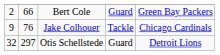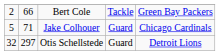(121, 12) Guard -> (121, 12) Tackle
(11, 27) 9 -> (11, 27) 5
(28, 27) 76 -> (28, 27) 71
(121, 27) Tackle -> (121, 27) Guard
